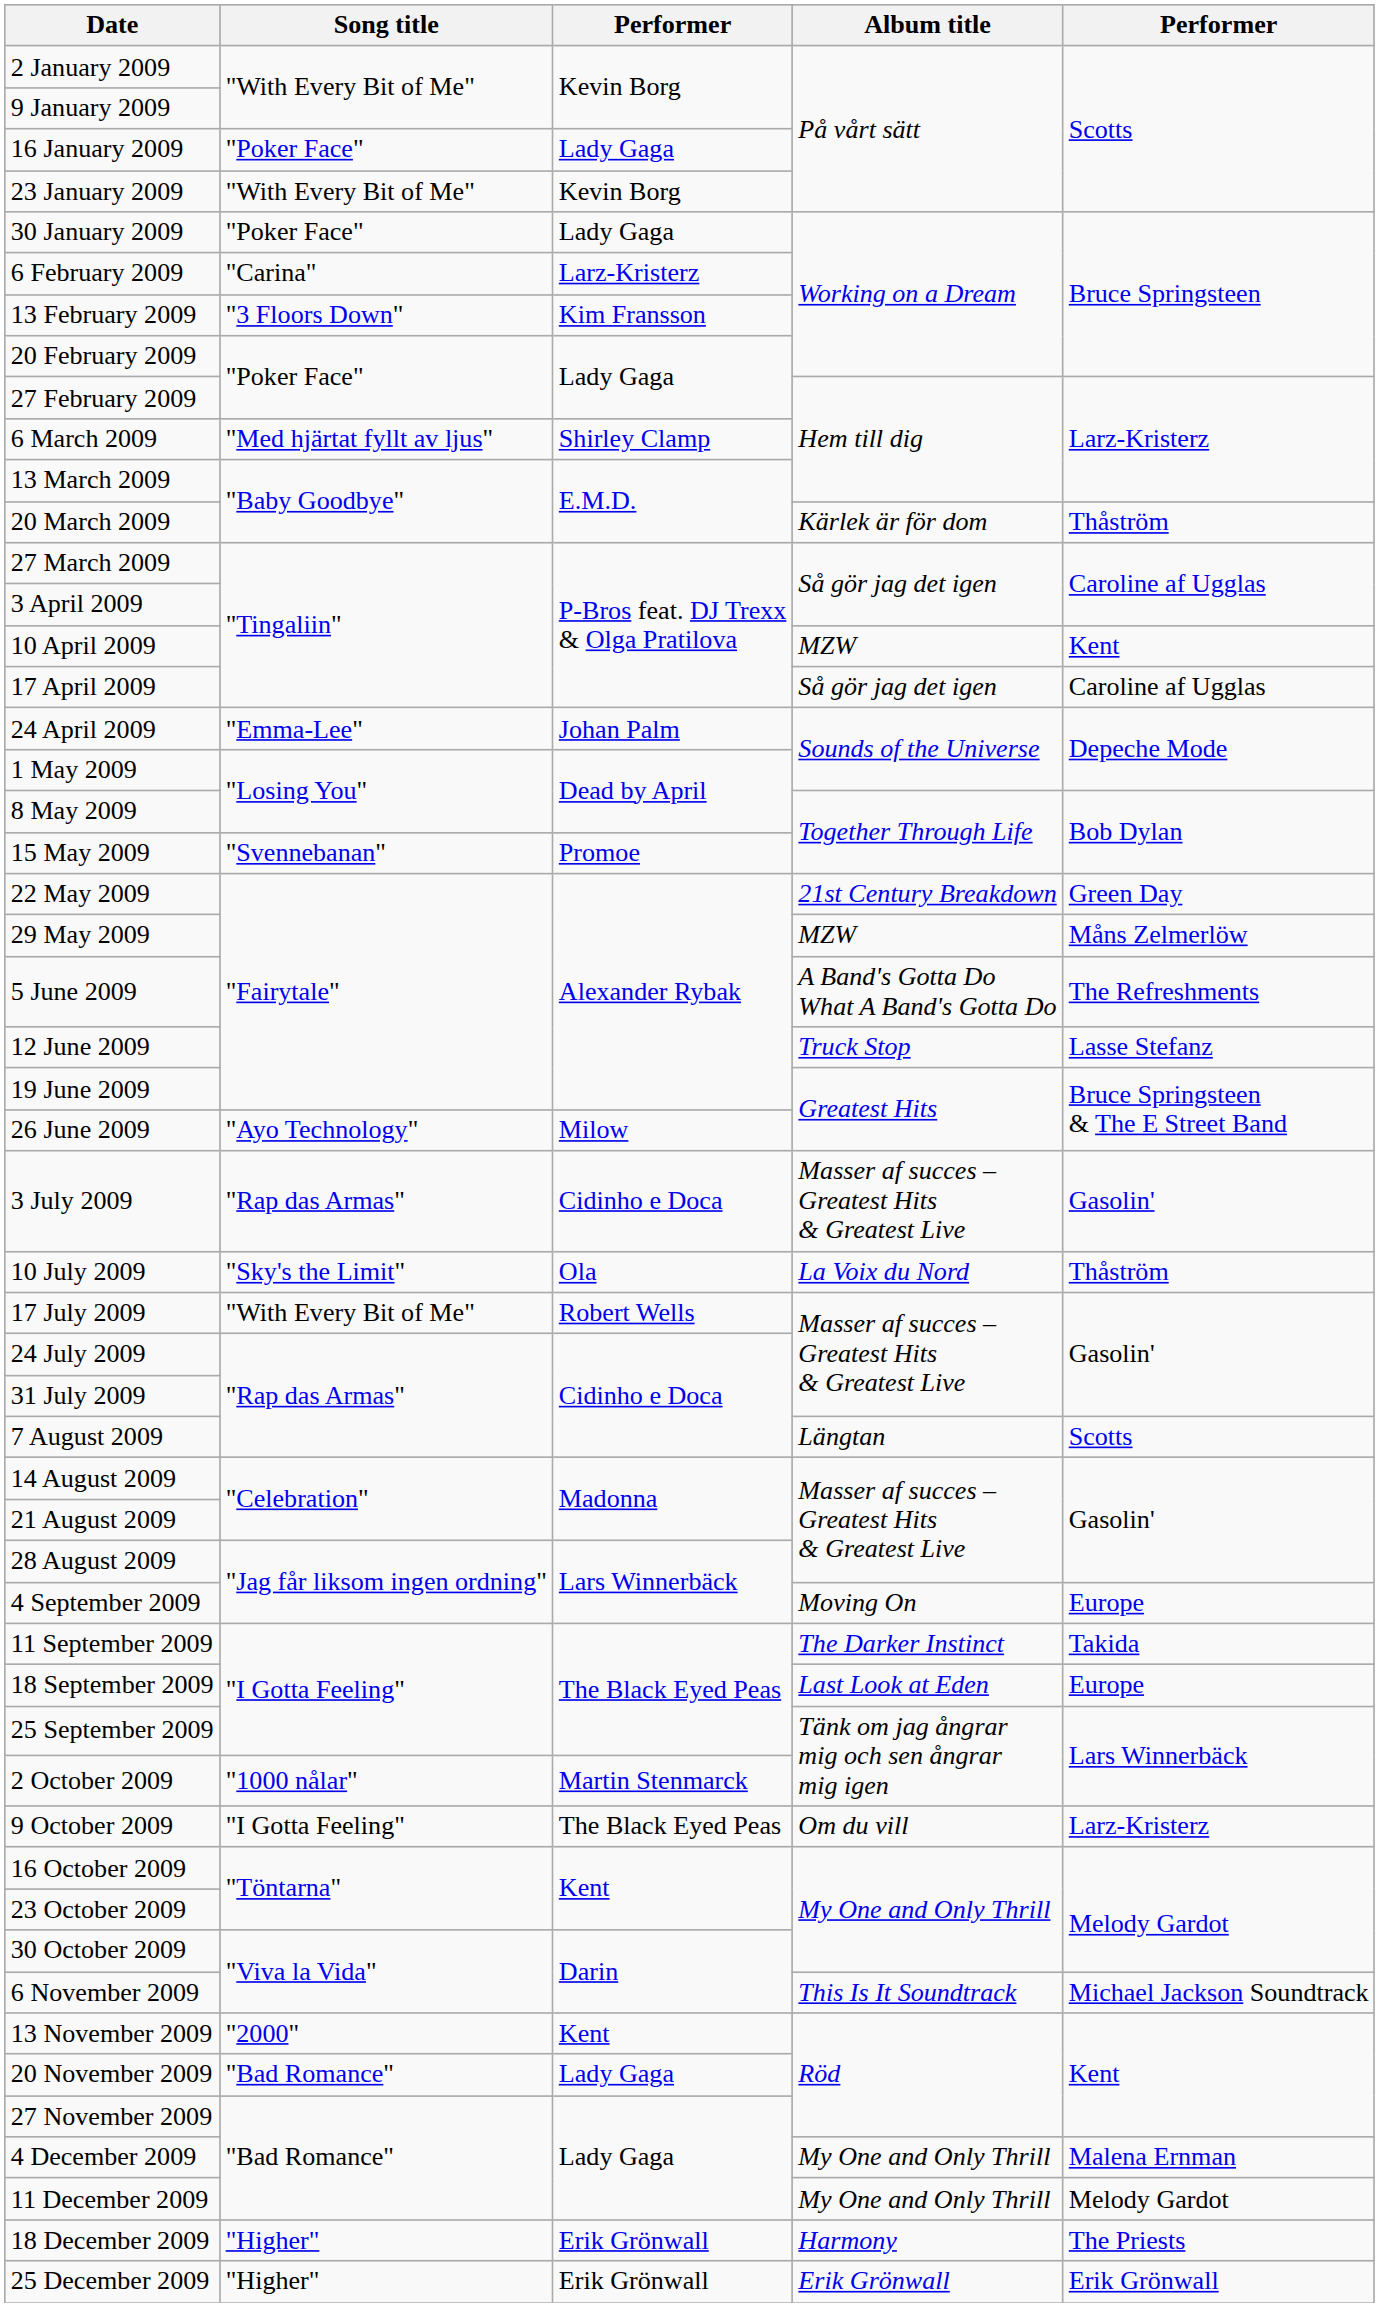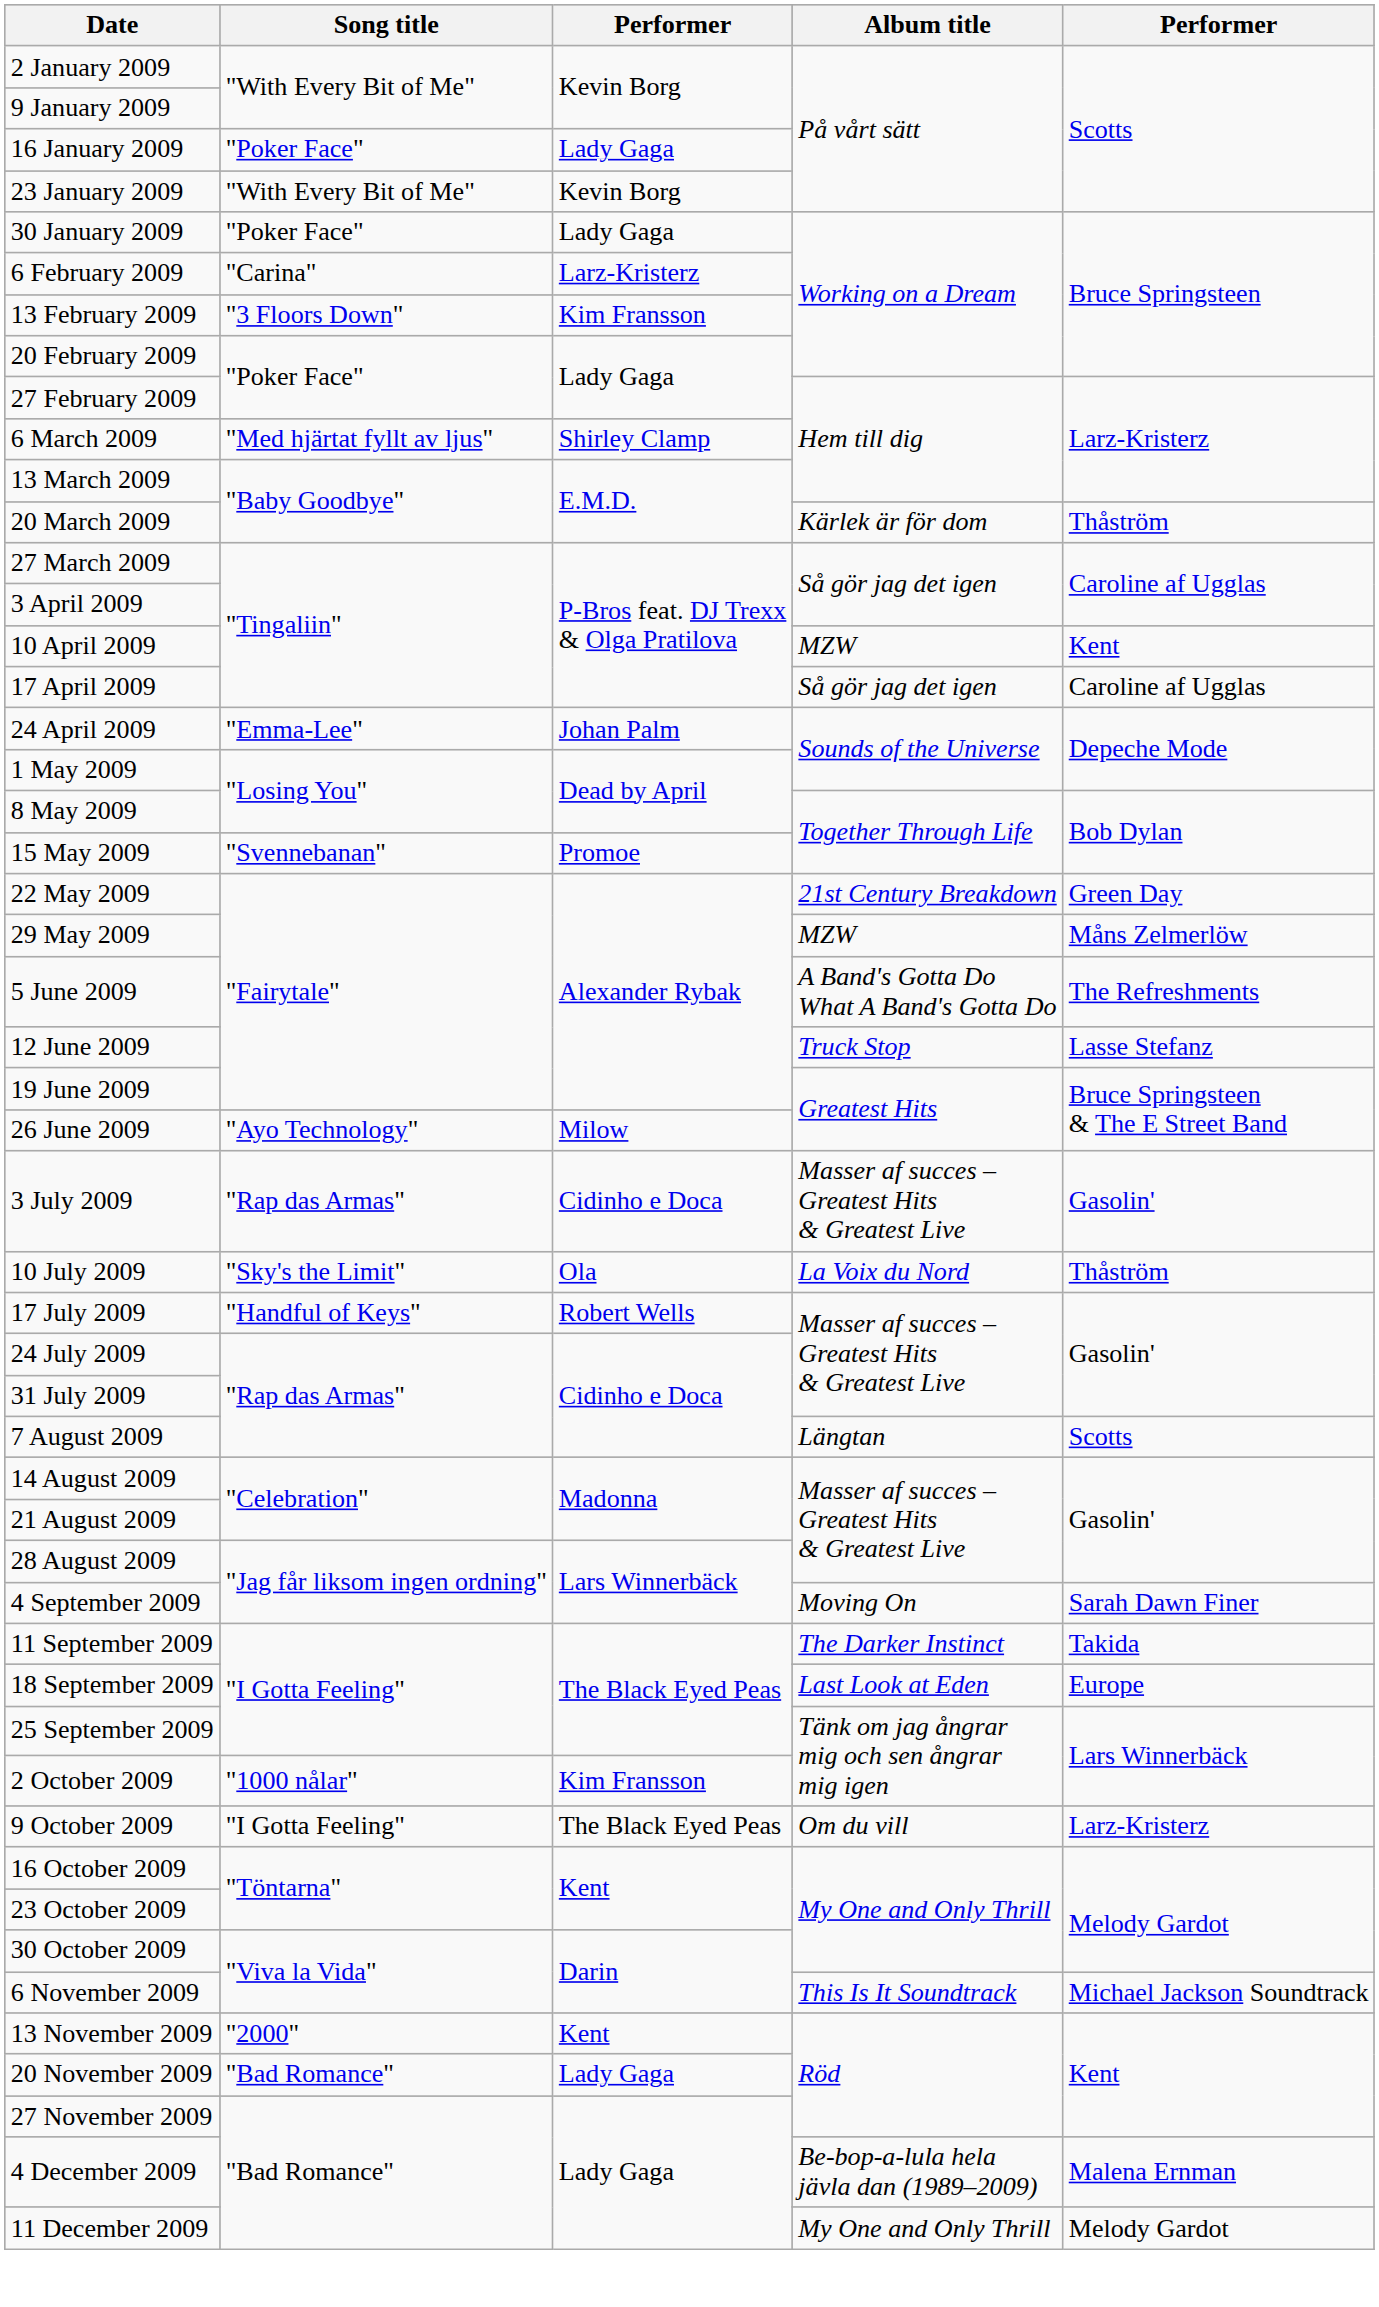(350, 1312) "With Every Bit of Me" -> (323, 1312) "Handful of Keys"
(1106, 1602) Europe -> (1164, 1602) Sarah Dawn Finer
(653, 1780) Martin Stenmarck -> (632, 1780) Kim Fransson
(924, 2157) My One and Only Thrill -> (918, 2171) Be-bop-a-lula hela jävla dan (1989–2009)
- row: (110, 2239)
- row: (110, 2281)
